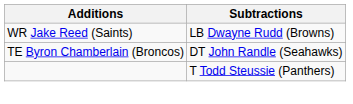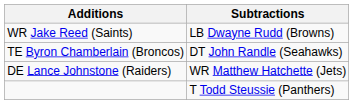+ row: (89, 71)
